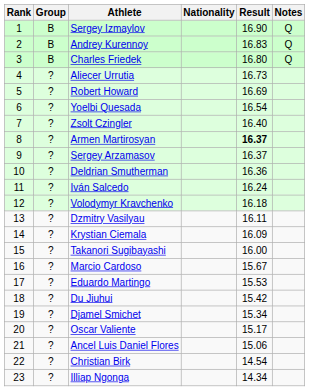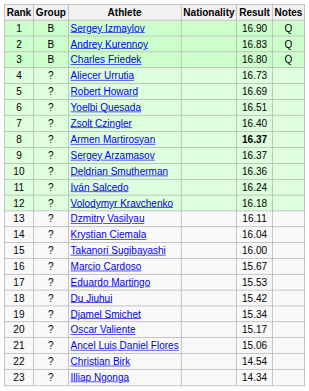(255, 108) 16.54 -> (255, 108) 16.51
(255, 235) 16.09 -> (255, 235) 16.04
